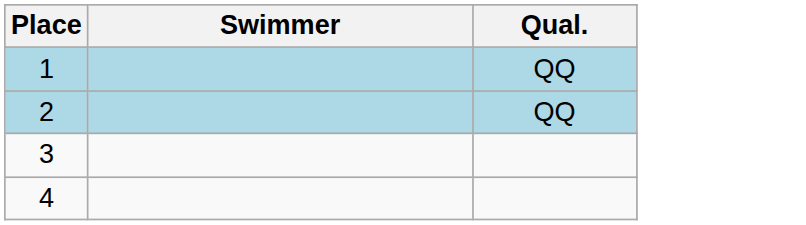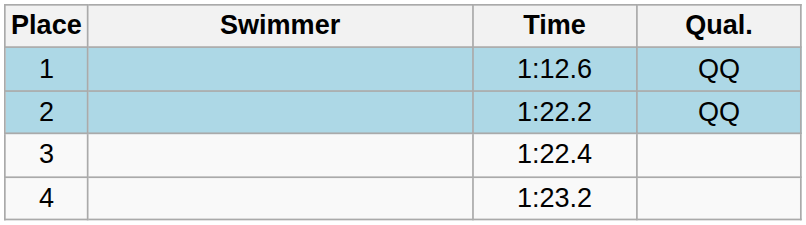+ column: (555, 25)
